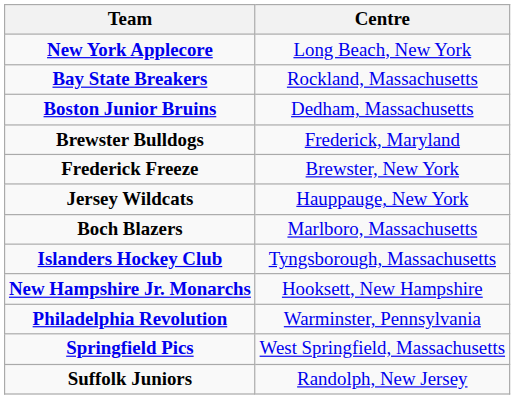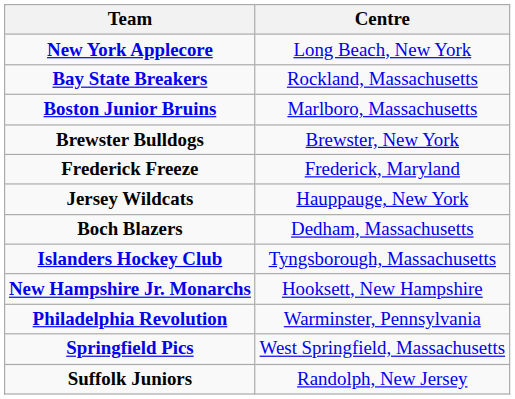(382, 109) Dedham, Massachusetts -> (382, 109) Marlboro, Massachusetts
(382, 139) Frederick, Maryland -> (382, 139) Brewster, New York
(382, 169) Brewster, New York -> (382, 169) Frederick, Maryland
(382, 229) Marlboro, Massachusetts -> (382, 229) Dedham, Massachusetts
